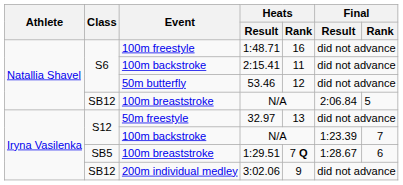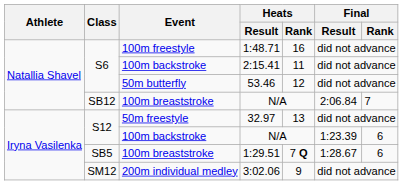(368, 101) 5 -> (368, 101) 7
(380, 136) 7 -> (380, 136) 6
(102, 171) SB12 -> (102, 171) SM12
